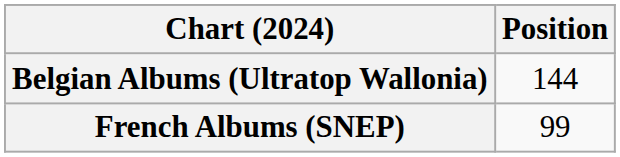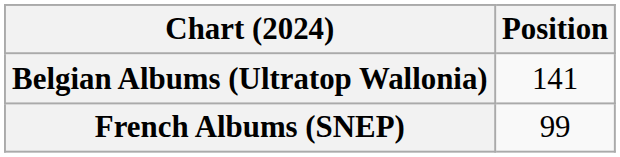(555, 77) 144 -> (555, 77) 141
